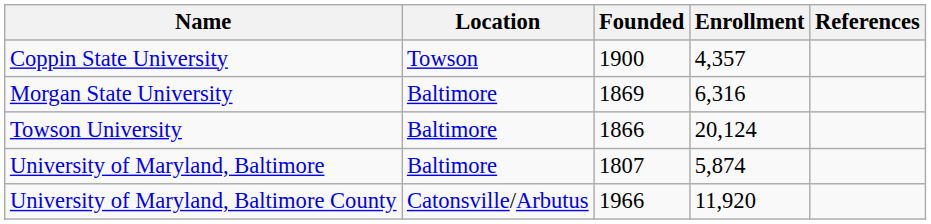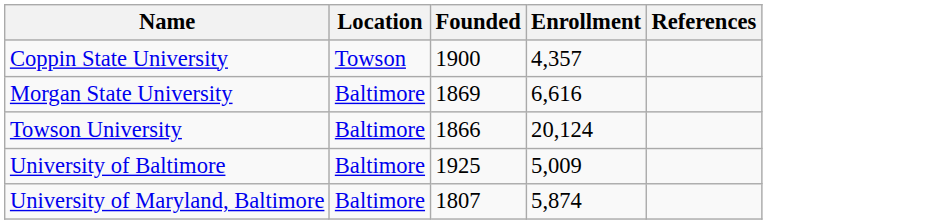(720, 93) 6,316 -> (556, 93) 6,616
+ row: (118, 165)
- row: (203, 201)
